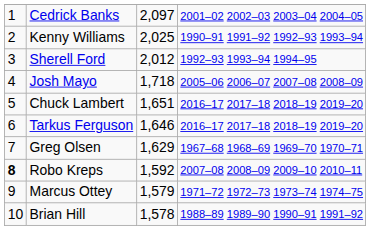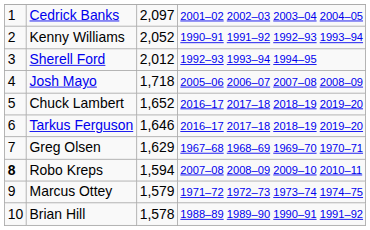(157, 37) 2,025 -> (157, 37) 2,052
(157, 103) 1,651 -> (157, 103) 1,652
(157, 170) 1,592 -> (157, 170) 1,594
